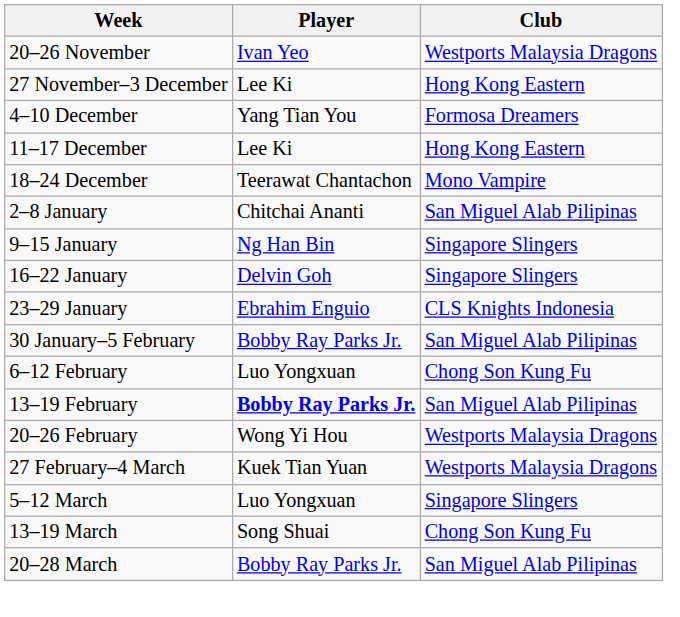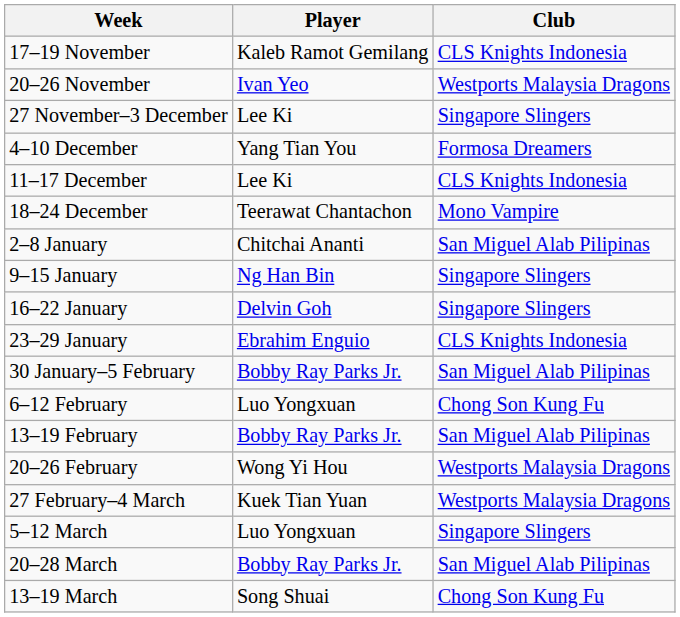+ row: (80, 52)
(505, 84) Hong Kong Eastern -> (514, 116) Singapore Slingers
(505, 148) Hong Kong Eastern -> (532, 180) CLS Knights Indonesia
(326, 404) bold -> (319, 436) normal
rows swapped: (63, 532) <-> (63, 564)
